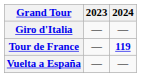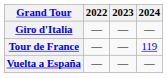+ column: (97, 13)
(123, 47) bold -> (149, 47) normal
